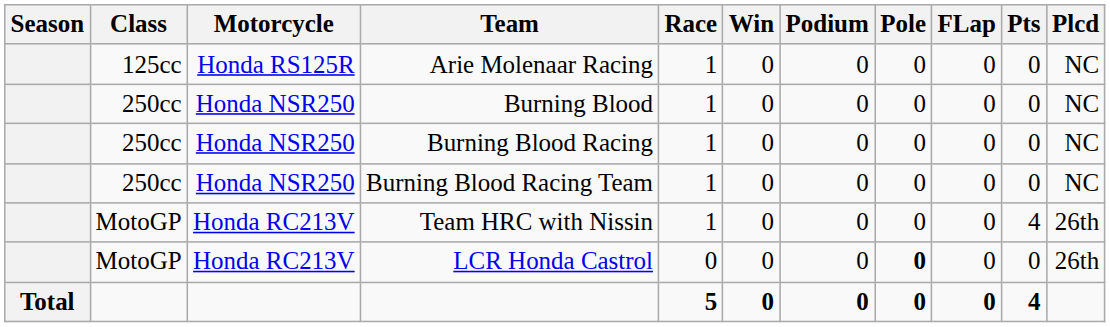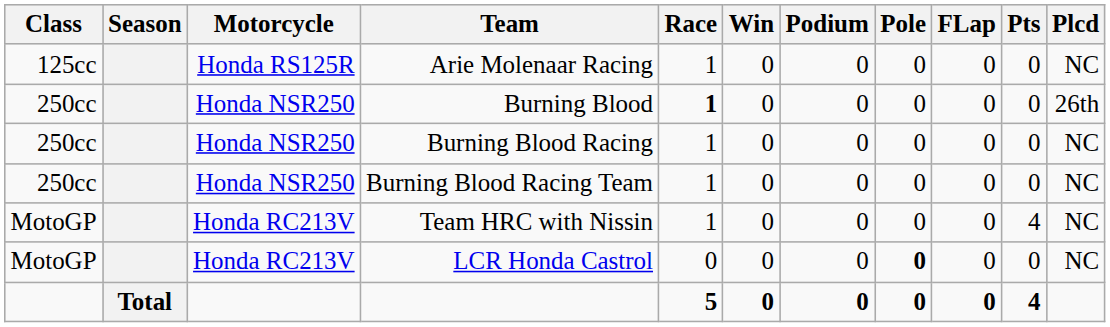columns swapped: (47, 24) <-> (139, 24)
(711, 103) normal -> (711, 103) bold
(1082, 103) NC -> (1077, 103) 26th
(1077, 222) 26th -> (1082, 222) NC
(1077, 261) 26th -> (1082, 261) NC
